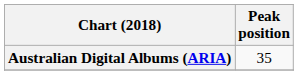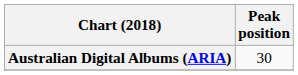(264, 57) 35 -> (264, 57) 30
